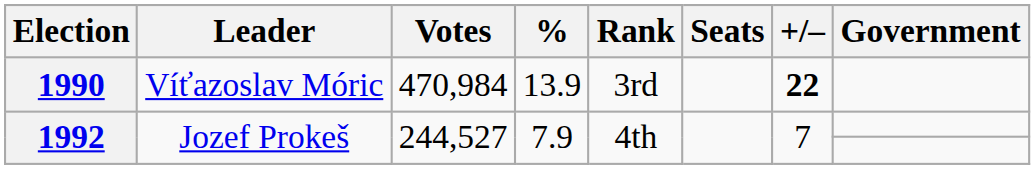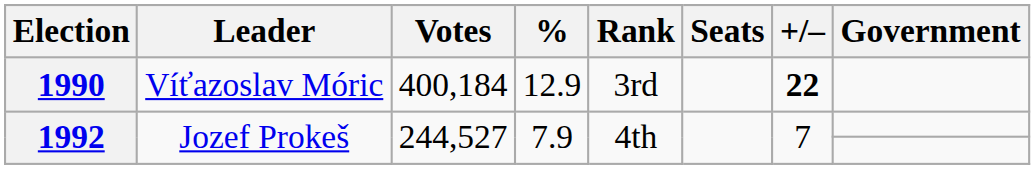(453, 84) 470,984 -> (453, 84) 400,184
(552, 84) 13.9 -> (552, 84) 12.9
